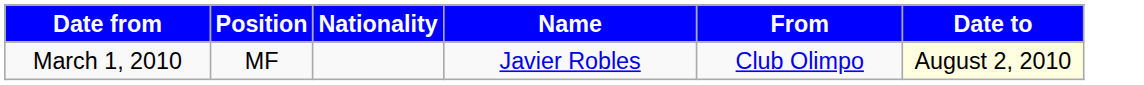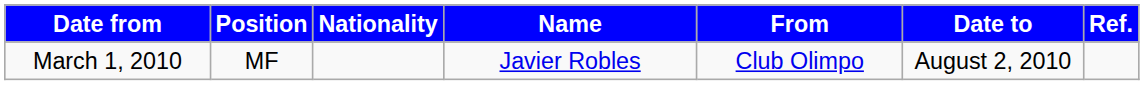+ column: (1111, 24)
(993, 60) lightyellow background -> (993, 60) no background
